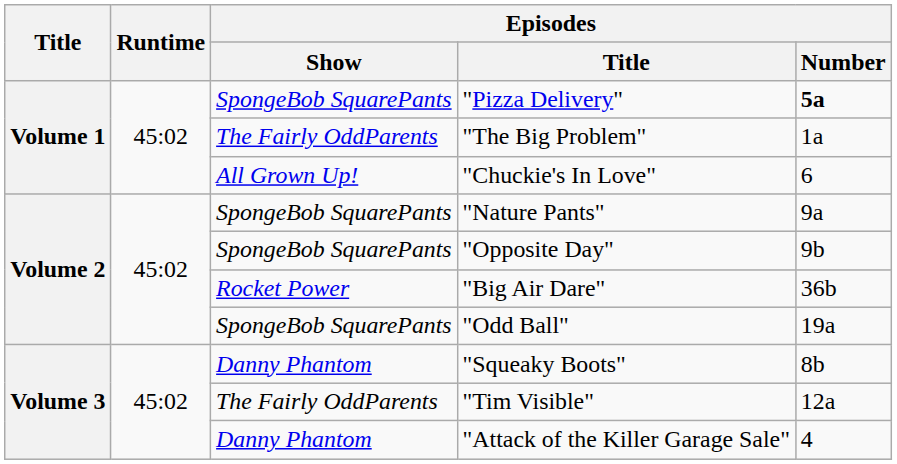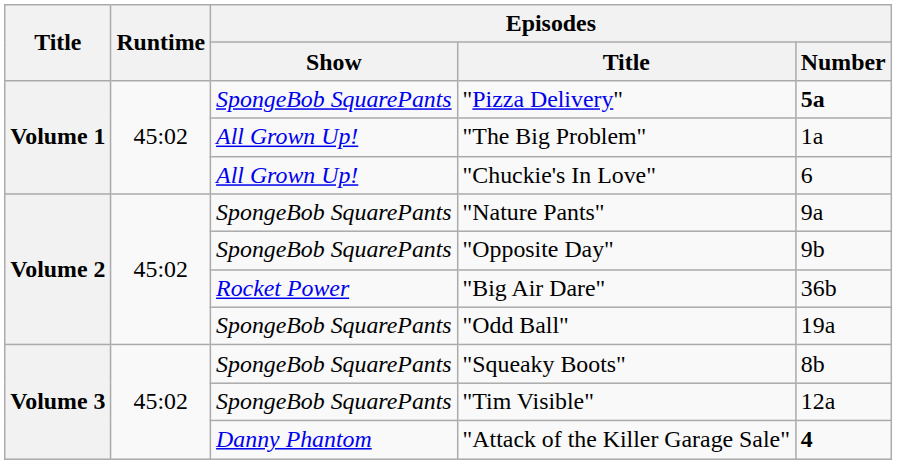(327, 136) The Fairly OddParents -> (287, 136) All Grown Up!
(294, 363) Danny Phantom -> (334, 363) SpongeBob SquarePants
(327, 401) The Fairly OddParents -> (334, 401) SpongeBob SquarePants
(807, 439) normal -> (807, 439) bold
